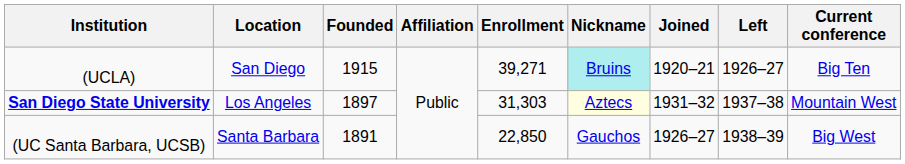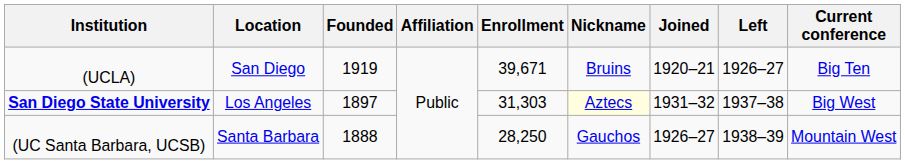(360, 68) 1915 -> (360, 68) 1919
(522, 68) 39,271 -> (522, 68) 39,671
(608, 68) paleturquoise background -> (608, 68) no background
(844, 102) Mountain West -> (844, 102) Big West
(360, 136) 1891 -> (360, 136) 1888
(522, 136) 22,850 -> (522, 136) 28,250
(844, 136) Big West -> (844, 136) Mountain West
